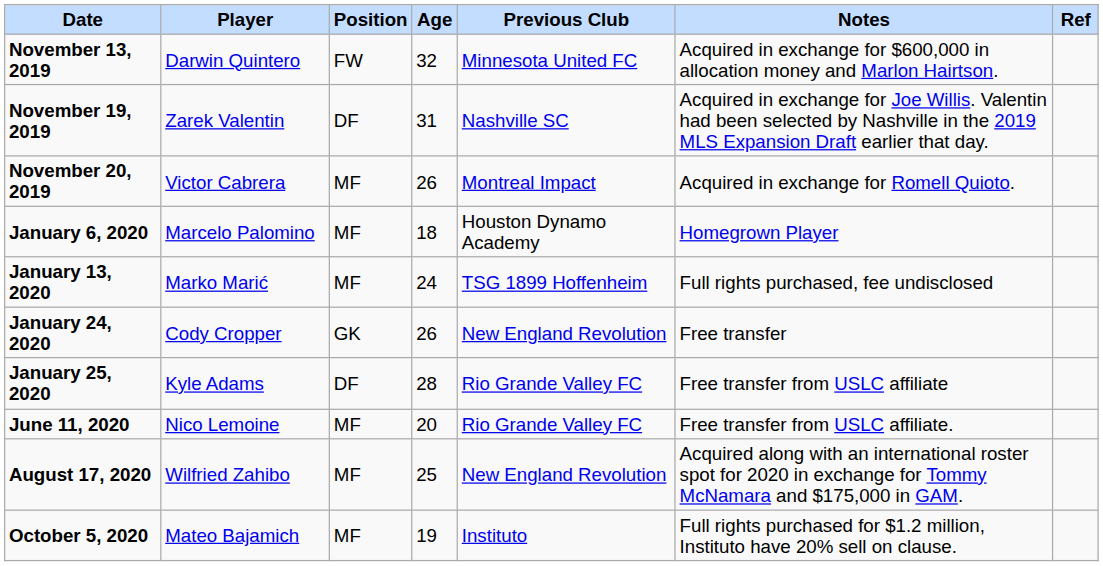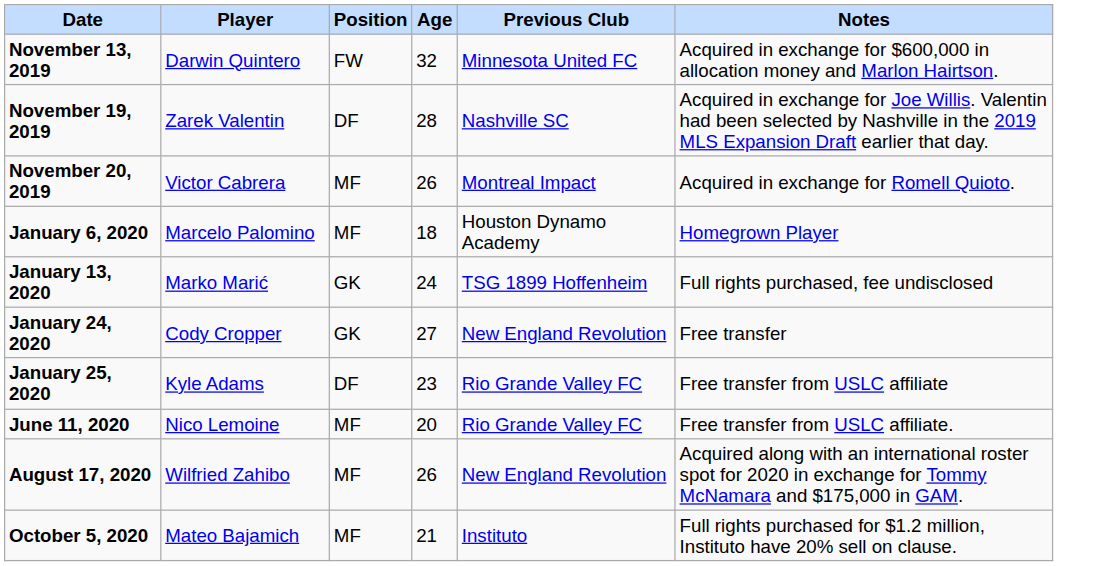- column: (1076, 20)
(427, 121) 31 -> (427, 121) 28
(347, 283) MF -> (347, 283) GK
(427, 333) 26 -> (427, 333) 27
(427, 384) 28 -> (427, 384) 23
(427, 474) 25 -> (427, 474) 26
(427, 535) 19 -> (427, 535) 21
